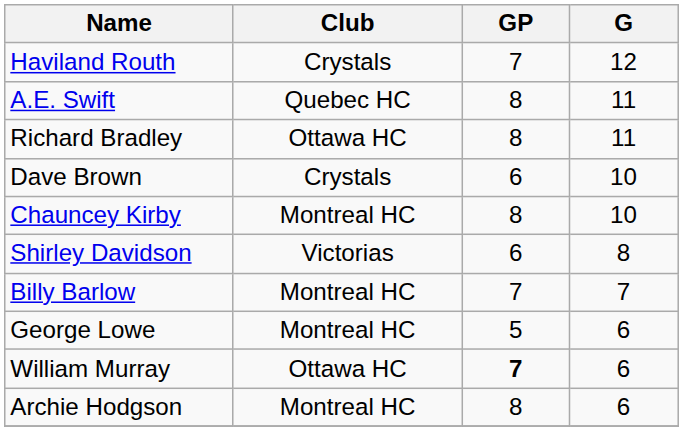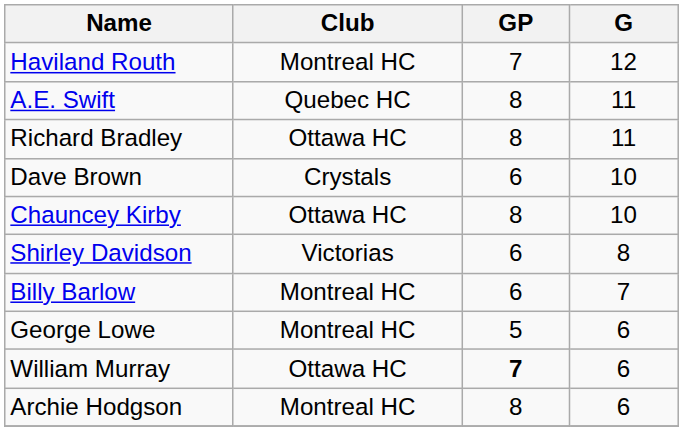(348, 61) Crystals -> (348, 61) Montreal HC
(348, 215) Montreal HC -> (348, 215) Ottawa HC
(516, 291) 7 -> (516, 291) 6
